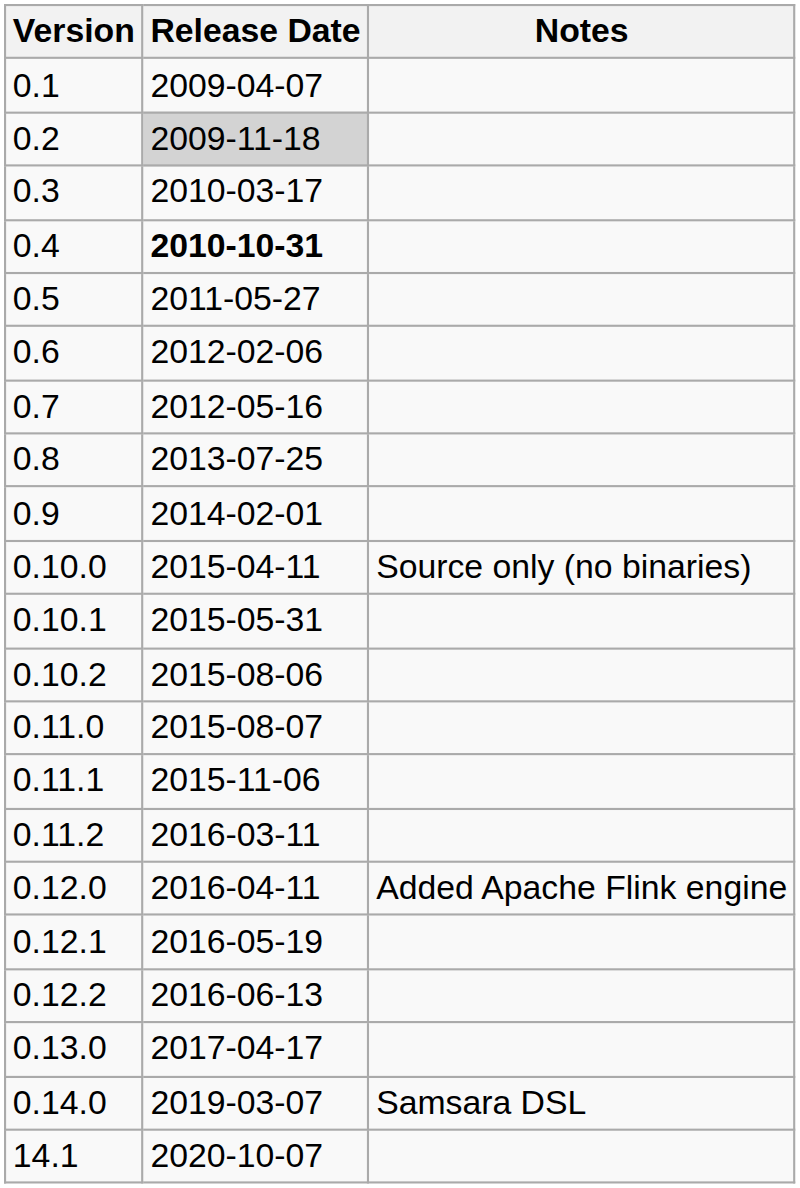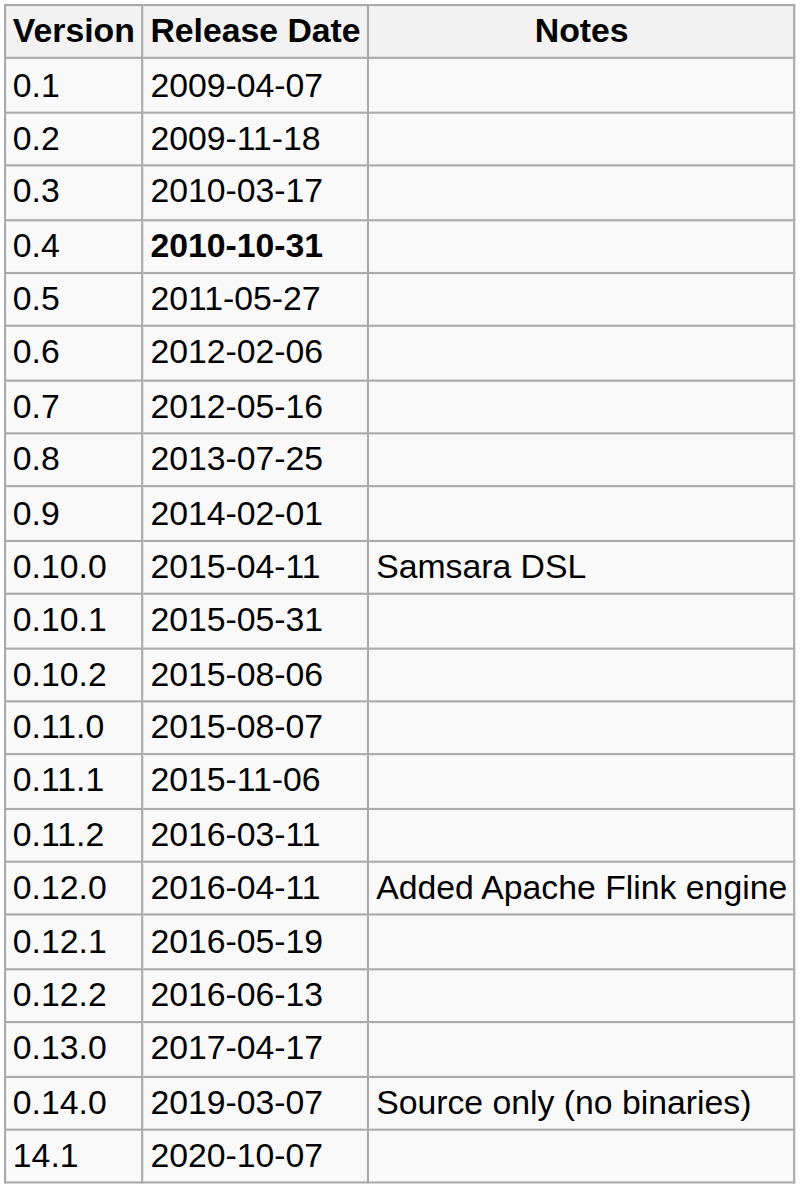(235, 138) lightgrey background -> (235, 138) no background
(564, 566) Source only (no binaries) -> (481, 566) Samsara DSL
(481, 1102) Samsara DSL -> (564, 1102) Source only (no binaries)
